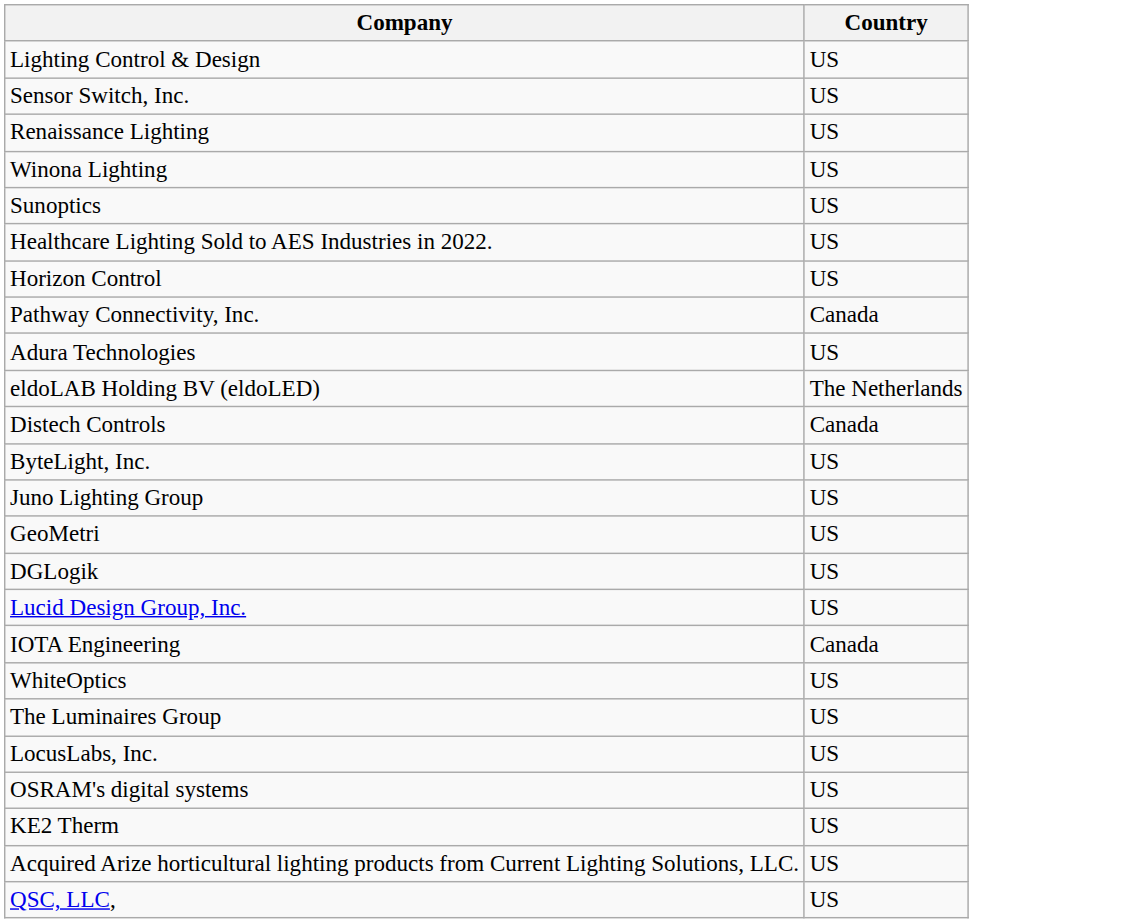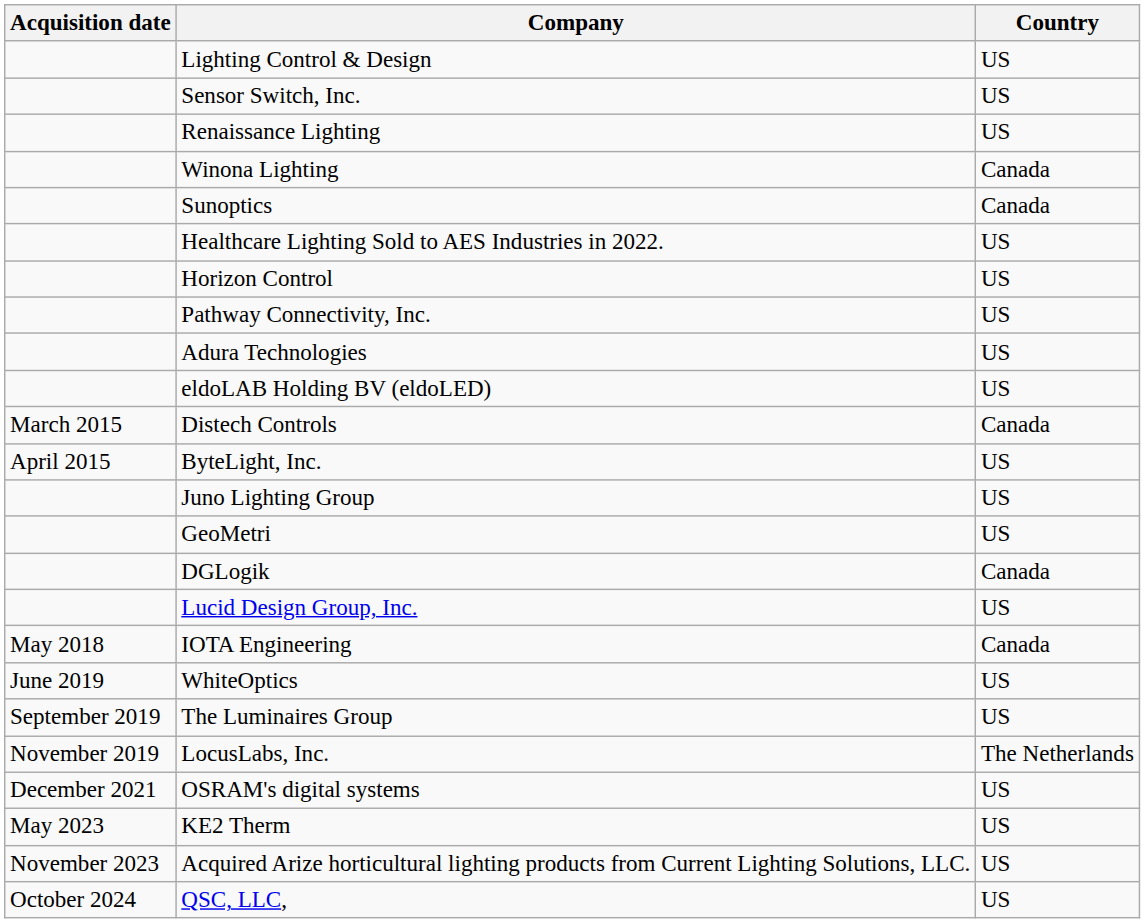+ column: (90, 22)
(824, 168) US -> (1015, 168) Canada
(824, 205) US -> (1015, 205) Canada
(844, 315) Canada -> (996, 315) US
(886, 388) The Netherlands -> (996, 388) US
(824, 570) US -> (1015, 570) Canada
(824, 753) US -> (1057, 753) The Netherlands
